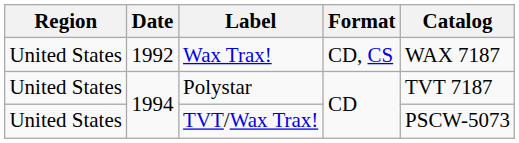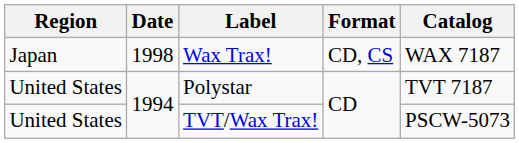(66, 54) United States -> (33, 54) Japan
(152, 54) 1992 -> (152, 54) 1998
